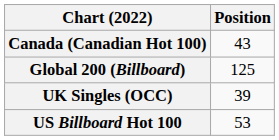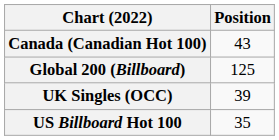(243, 122) 53 -> (243, 122) 35
